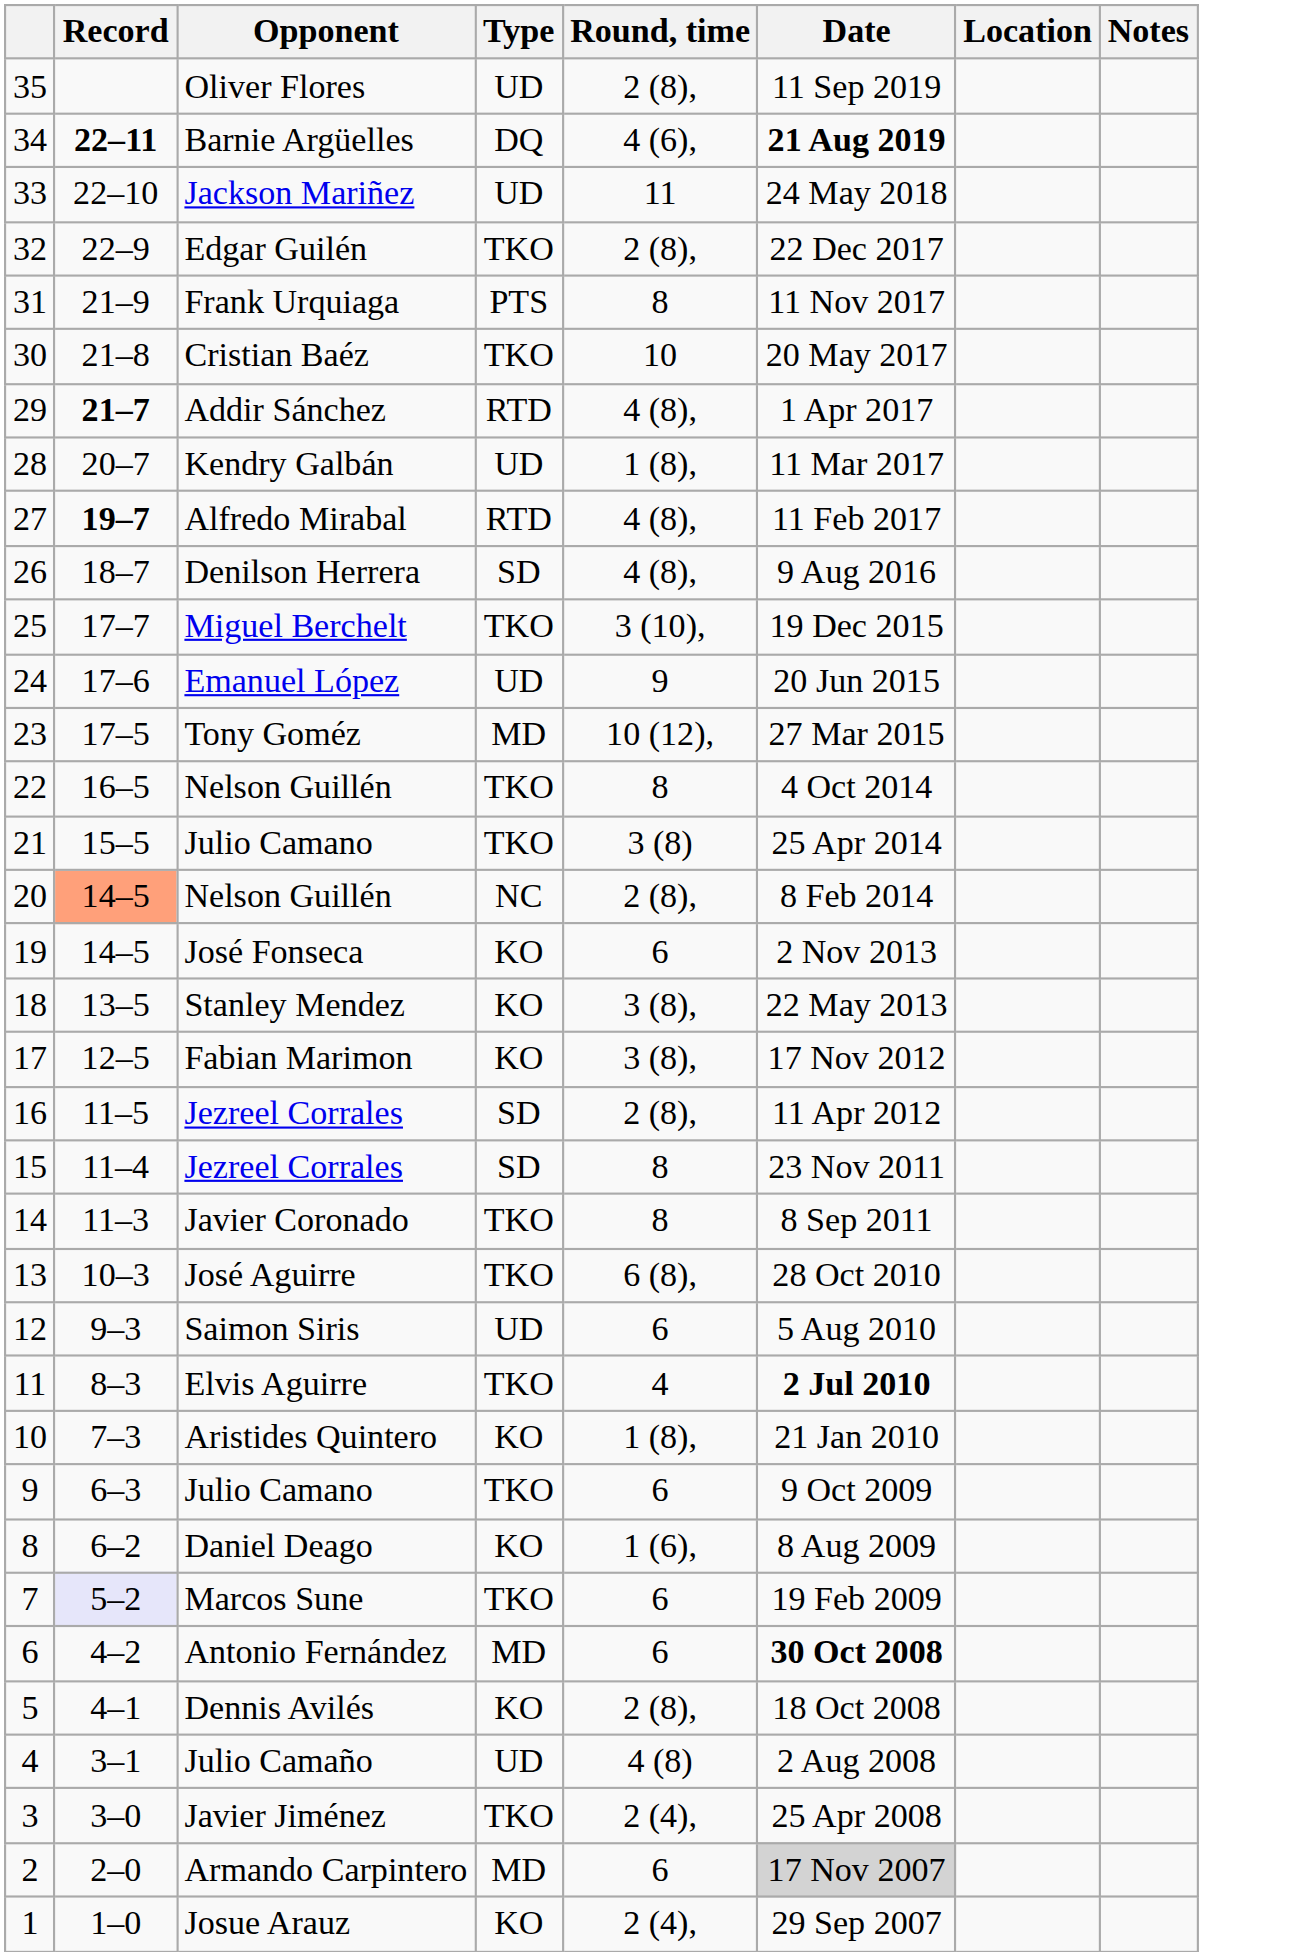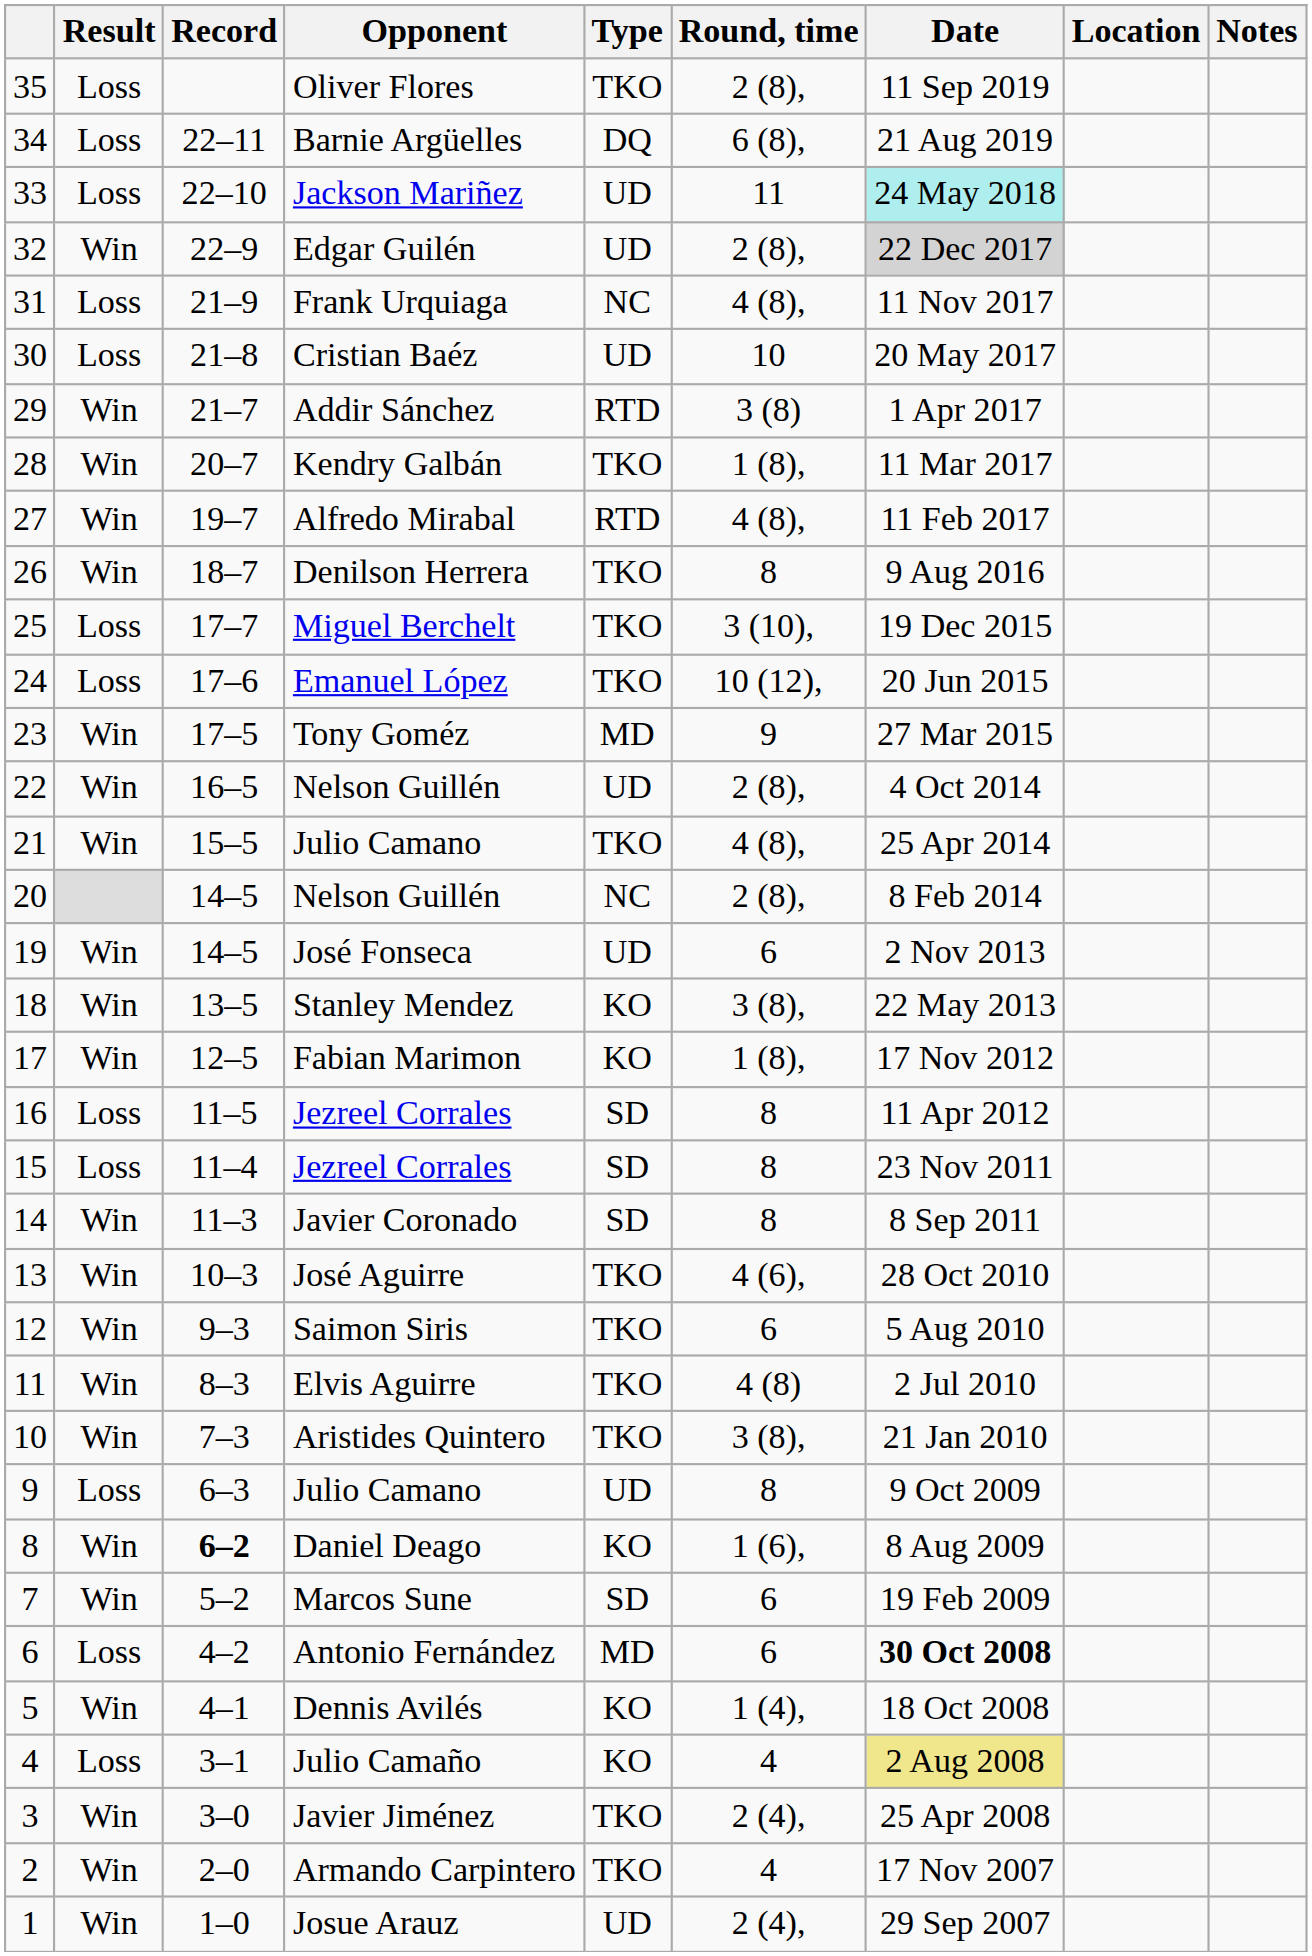+ column: (109, 31)
(519, 85) UD -> (627, 85) TKO
(116, 139) bold -> (224, 139) normal
(660, 139) 4 (6), -> (769, 139) 6 (8),
(857, 139) bold -> (965, 139) normal
(857, 193) no background -> (965, 193) paleturquoise background
(519, 247) TKO -> (627, 247) UD
(857, 247) no background -> (965, 247) lightgrey background
(519, 301) PTS -> (627, 301) NC
(660, 301) 8 -> (769, 301) 4 (8),
(519, 355) TKO -> (627, 355) UD
(116, 409) bold -> (224, 409) normal
(660, 409) 4 (8), -> (769, 409) 3 (8)
(519, 463) UD -> (627, 463) TKO
(116, 517) bold -> (224, 517) normal
(519, 572) SD -> (627, 572) TKO
(660, 572) 4 (8), -> (769, 572) 8
(519, 680) UD -> (627, 680) TKO
(660, 680) 9 -> (769, 680) 10 (12),
(660, 734) 10 (12), -> (769, 734) 9
(519, 788) TKO -> (627, 788) UD
(660, 788) 8 -> (769, 788) 2 (8),
(660, 842) 3 (8) -> (769, 842) 4 (8),
(116, 896) lightsalmon background -> (224, 896) no background
(519, 950) KO -> (627, 950) UD
(660, 1058) 3 (8), -> (769, 1058) 1 (8),
(660, 1112) 2 (8), -> (769, 1112) 8
(519, 1220) TKO -> (627, 1220) SD
(660, 1274) 6 (8), -> (769, 1274) 4 (6),
(519, 1328) UD -> (627, 1328) TKO
(660, 1382) 4 -> (769, 1382) 4 (8)
(857, 1382) bold -> (965, 1382) normal
(519, 1436) KO -> (627, 1436) TKO
(660, 1436) 1 (8), -> (769, 1436) 3 (8),
(519, 1490) TKO -> (627, 1490) UD
(660, 1490) 6 -> (769, 1490) 8
(116, 1544) normal -> (224, 1544) bold
(116, 1598) lavender background -> (224, 1598) no background
(519, 1598) TKO -> (627, 1598) SD
(660, 1707) 2 (8), -> (769, 1707) 1 (4),
(519, 1761) UD -> (627, 1761) KO
(660, 1761) 4 (8) -> (769, 1761) 4
(857, 1761) no background -> (965, 1761) khaki background
(519, 1869) MD -> (627, 1869) TKO
(660, 1869) 6 -> (769, 1869) 4
(857, 1869) lightgrey background -> (965, 1869) no background
(519, 1923) KO -> (627, 1923) UD
